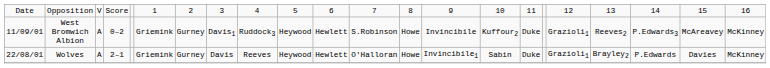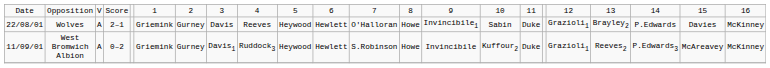rows swapped: (70, 55) <-> (70, 33)
